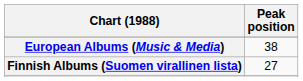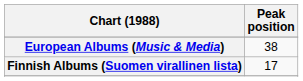(271, 66) 27 -> (271, 66) 17
